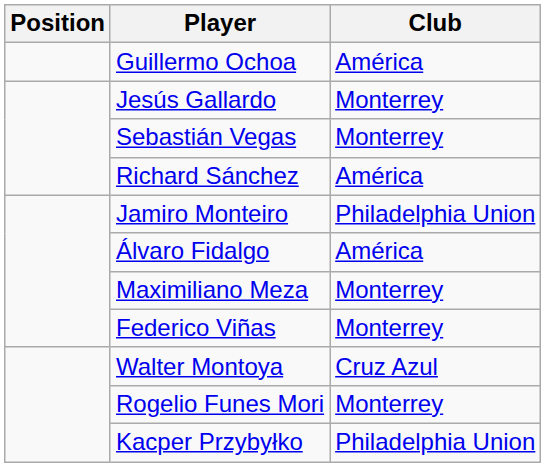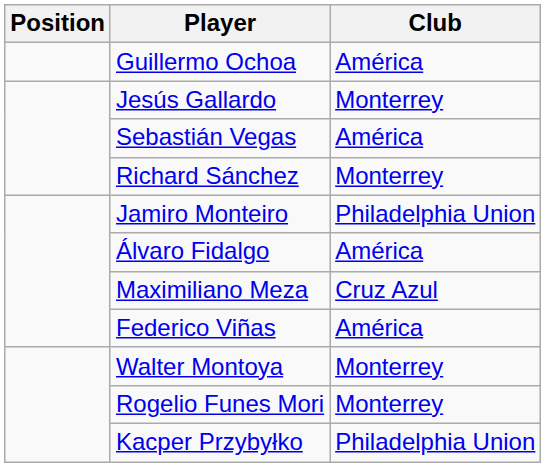(389, 137) Monterrey -> (379, 137) América
(379, 175) América -> (389, 175) Monterrey
(389, 289) Monterrey -> (387, 289) Cruz Azul
(389, 328) Monterrey -> (379, 328) América
(387, 366) Cruz Azul -> (389, 366) Monterrey
